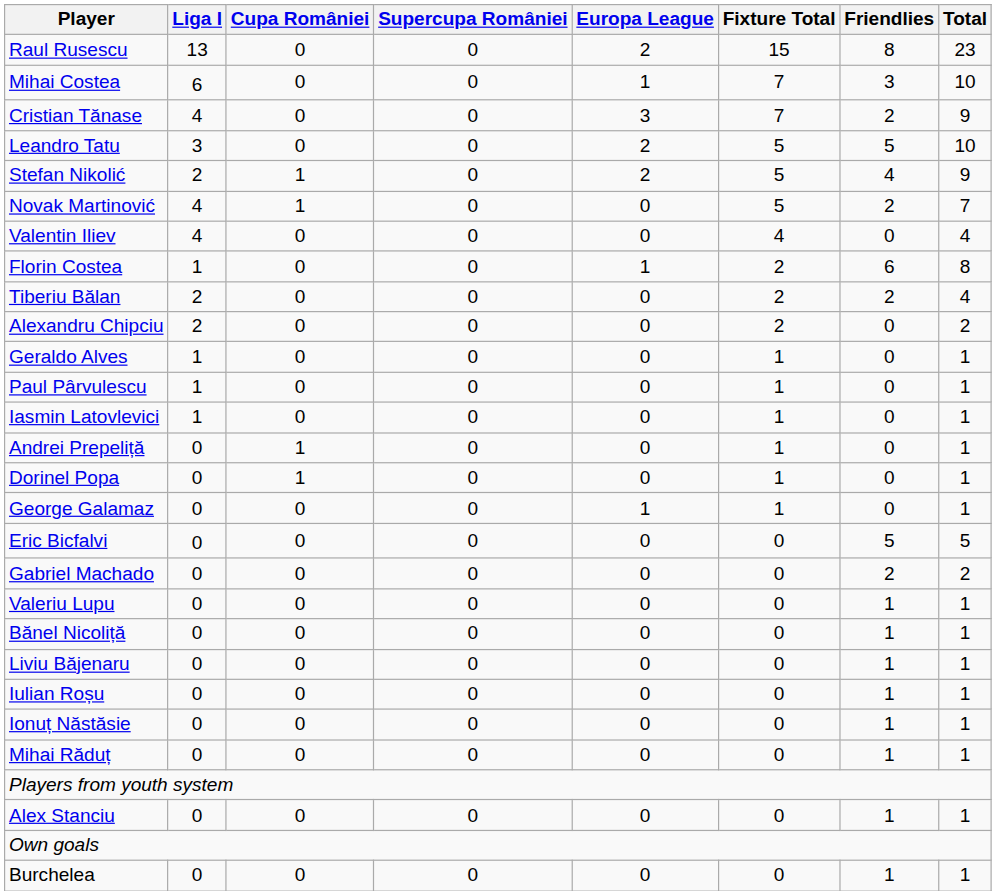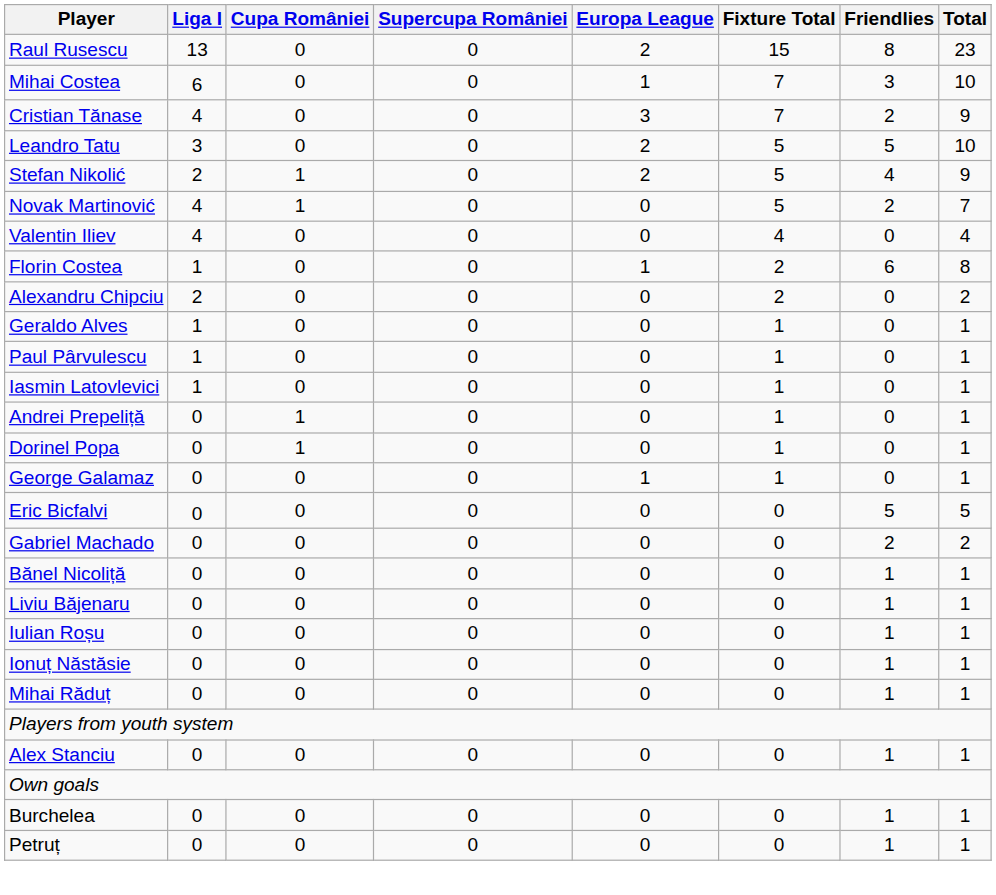- row: (65, 296)
- row: (62, 603)
+ row: (34, 845)
